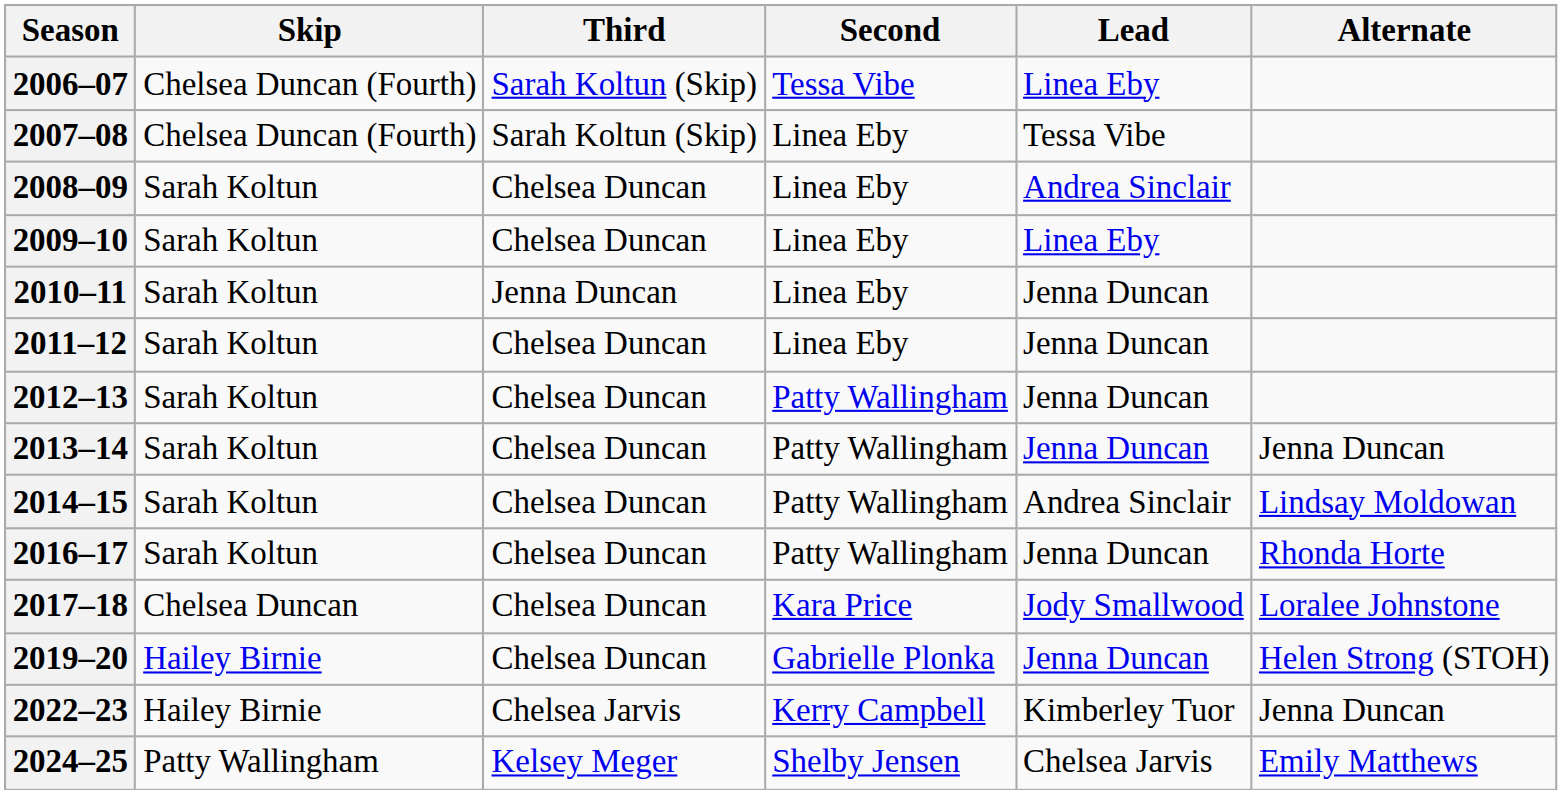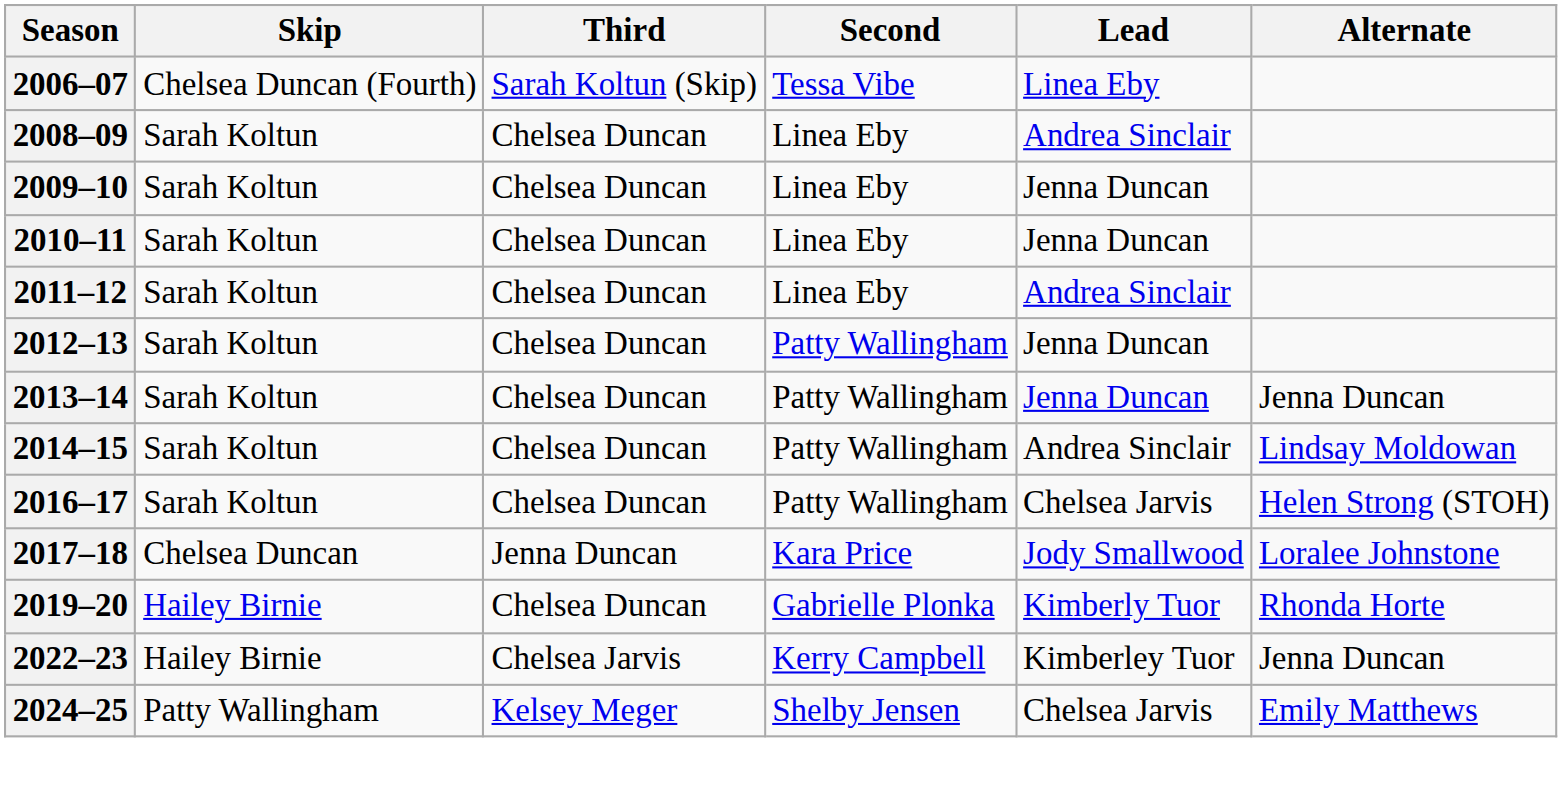- row: (70, 135)
(1091, 239) Linea Eby -> (1116, 187) Jenna Duncan
(584, 291) Jenna Duncan -> (599, 239) Chelsea Duncan
(1116, 344) Jenna Duncan -> (1127, 291) Andrea Sinclair
(1116, 553) Jenna Duncan -> (1118, 501) Chelsea Jarvis
(1352, 553) Rhonda Horte -> (1404, 501) Helen Strong (STOH)
(599, 605) Chelsea Duncan -> (584, 553) Jenna Duncan
(1116, 657) Jenna Duncan -> (1122, 605) Kimberly Tuor
(1404, 657) Helen Strong (STOH) -> (1352, 605) Rhonda Horte
